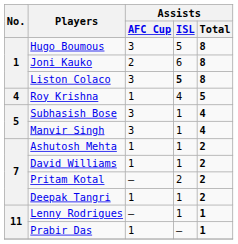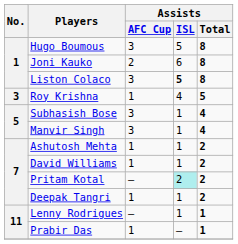(16, 96) 4 -> (16, 96) 3
(179, 180) no background -> (179, 180) paleturquoise background
